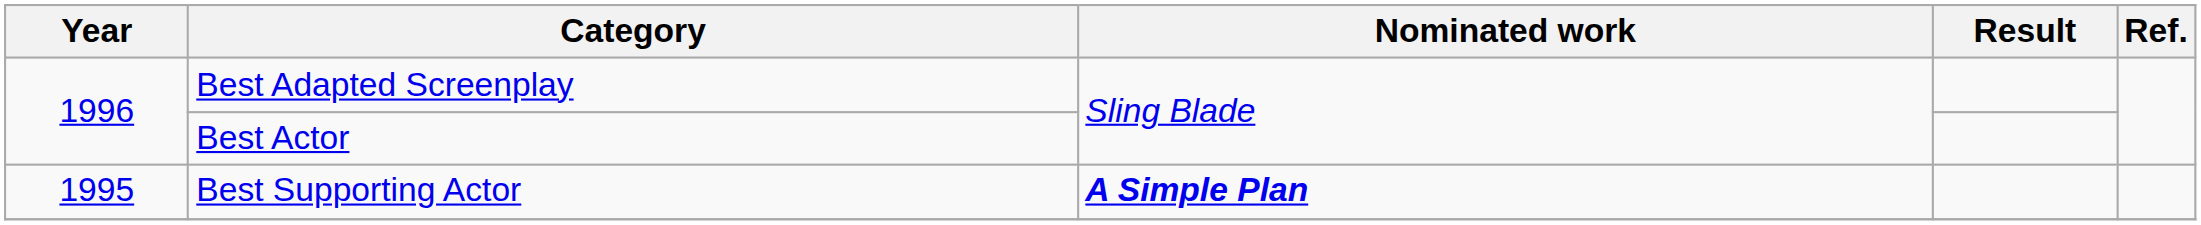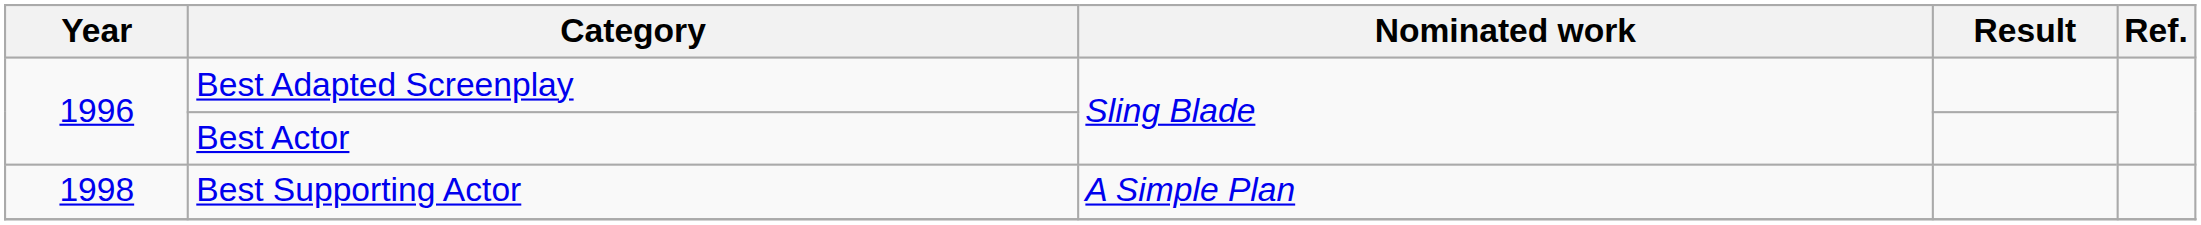(97, 191) 1995 -> (97, 191) 1998
(1197, 191) bold -> (1190, 191) normal
